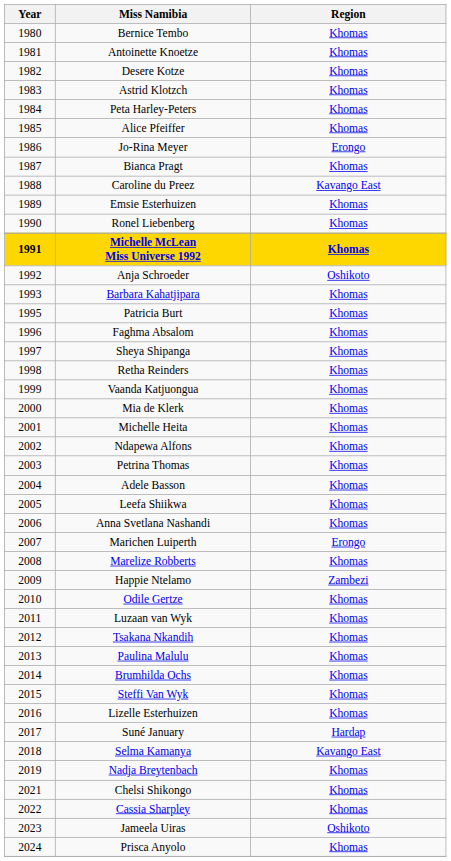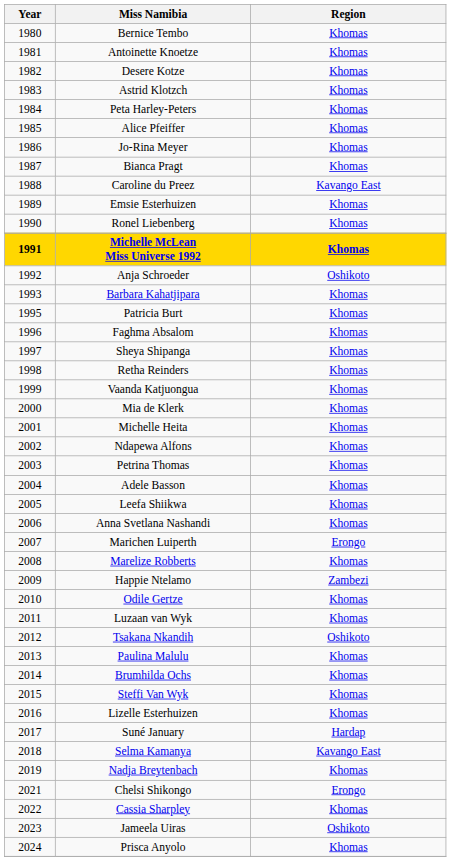(348, 147) Erongo -> (348, 147) Khomas
(348, 637) Khomas -> (348, 637) Oshikoto
(348, 789) Khomas -> (348, 789) Erongo
